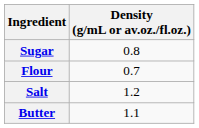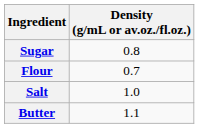(132, 92) 1.2 -> (132, 92) 1.0
